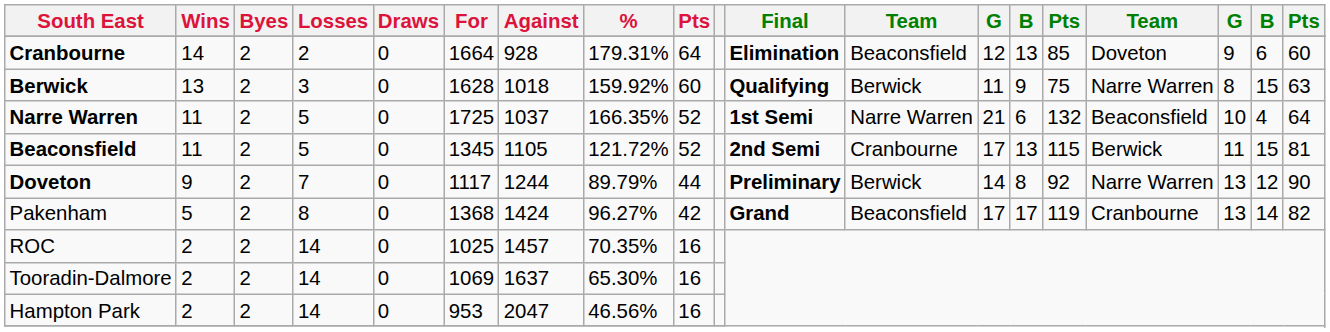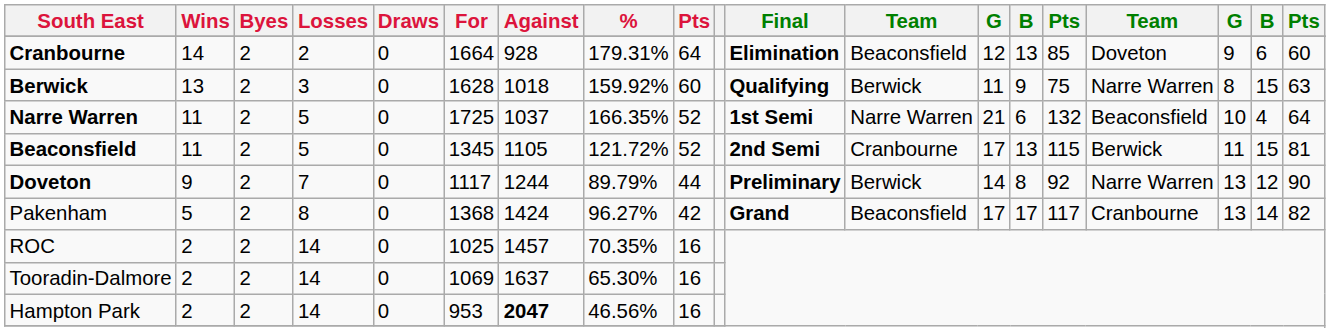(1064, 213) 119 -> (1064, 213) 117
(526, 310) normal -> (526, 310) bold
